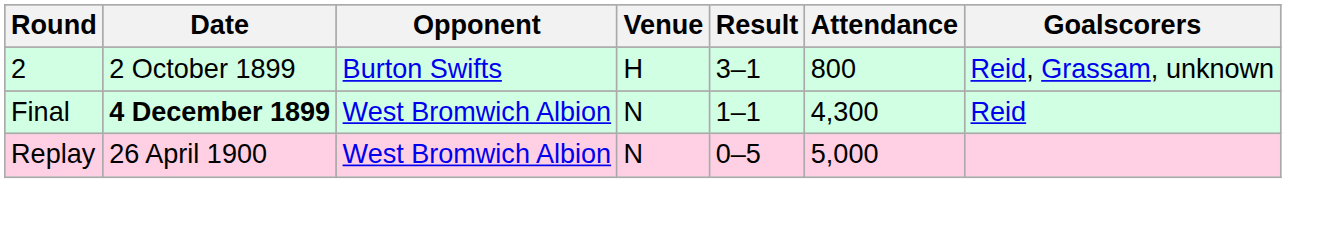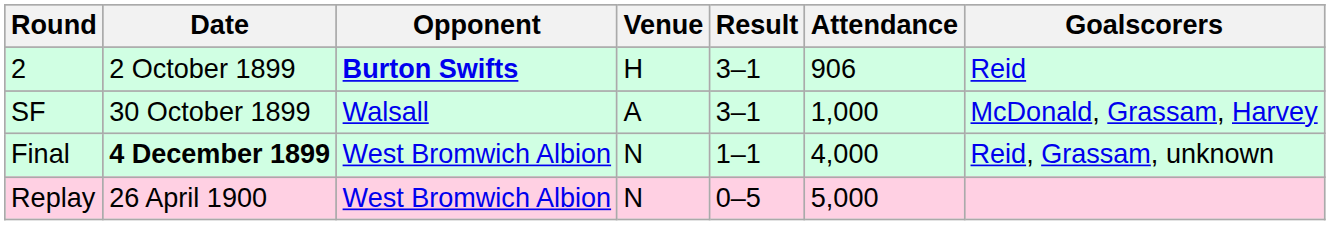(422, 68) normal -> (430, 68) bold
(833, 68) 800 -> (833, 68) 906
(1122, 68) Reid, Grassam, unknown -> (998, 68) Reid
+ row: (28, 111)
(845, 111) 4,300 -> (845, 154) 4,000
(998, 111) Reid -> (1122, 154) Reid, Grassam, unknown
